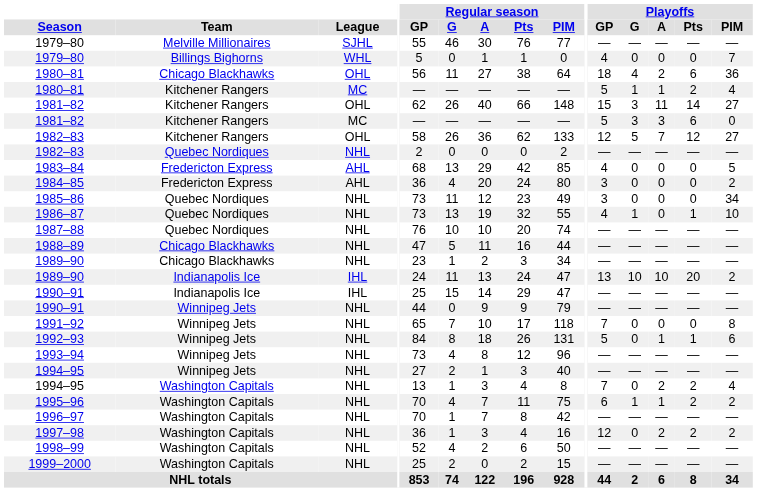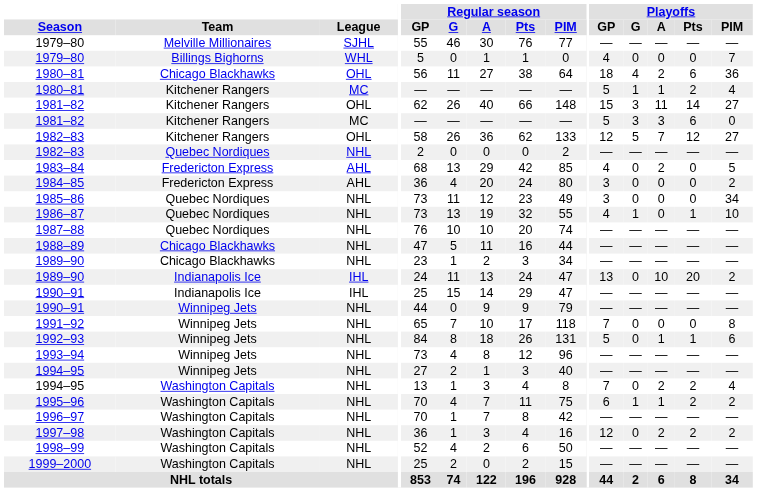(661, 167) 0 -> (661, 167) 2
(635, 277) 10 -> (636, 277) 0
